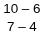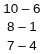+ row: (22, 26)
